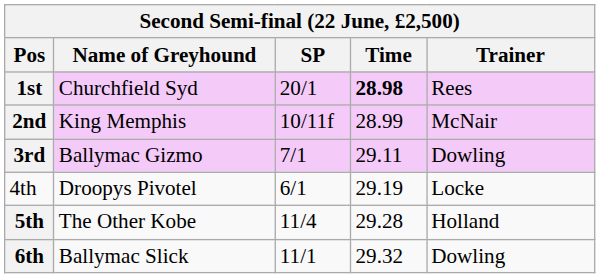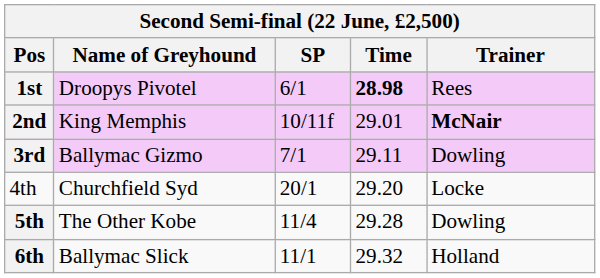(128, 88) Churchfield Syd -> (128, 88) Droopys Pivotel
(299, 88) 20/1 -> (293, 88) 6/1
(379, 121) 28.99 -> (379, 121) 29.01
(464, 121) normal -> (466, 121) bold
(128, 188) Droopys Pivotel -> (128, 188) Churchfield Syd
(293, 188) 6/1 -> (299, 188) 20/1
(379, 188) 29.19 -> (379, 188) 29.20
(465, 222) Holland -> (468, 222) Dowling
(468, 255) Dowling -> (465, 255) Holland
